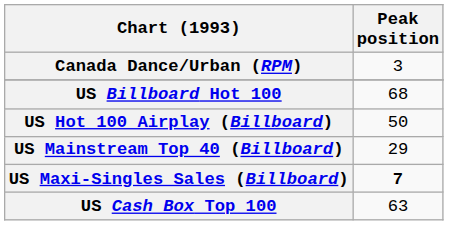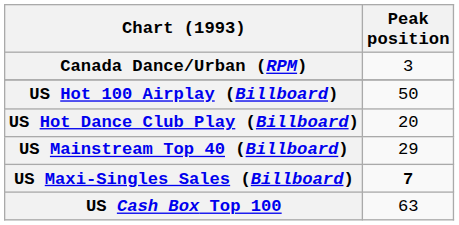- row: (179, 94)
+ row: (184, 122)
